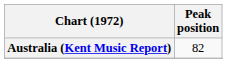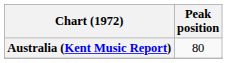(198, 48) 82 -> (198, 48) 80
